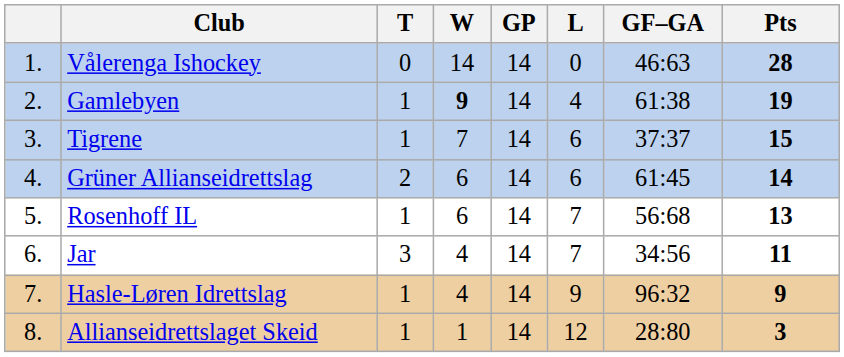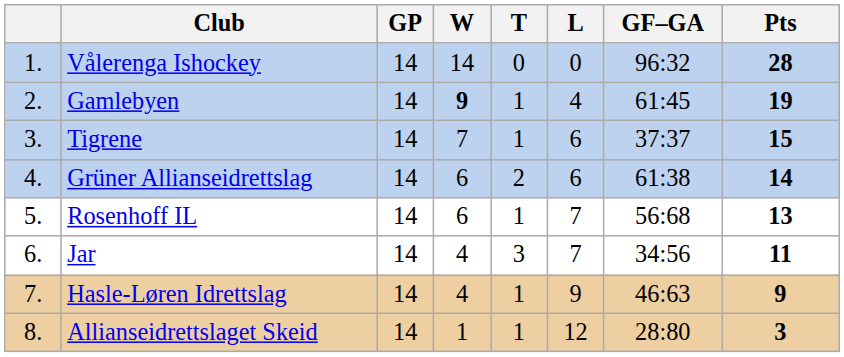columns swapped: (519, 23) <-> (405, 23)
(663, 62) 46:63 -> (663, 62) 96:32
(663, 100) 61:38 -> (663, 100) 61:45
(663, 178) 61:45 -> (663, 178) 61:38
(663, 293) 96:32 -> (663, 293) 46:63
